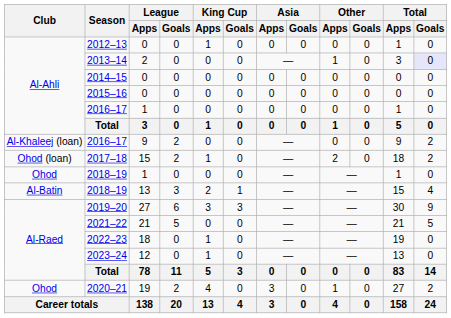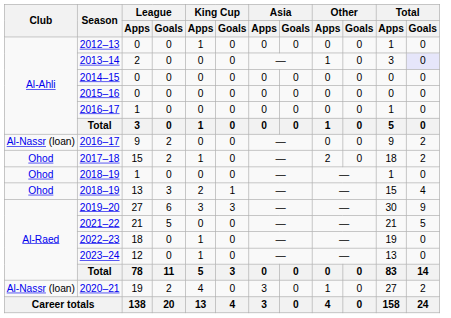(45, 142) Al-Khaleej (loan) -> (41, 142) Al-Nassr (loan)
(45, 158) Ohod (loan) -> (41, 158) Ohod
(45, 191) Al-Batin -> (41, 191) Ohod
(45, 288) Ohod -> (41, 288) Al-Nassr (loan)
